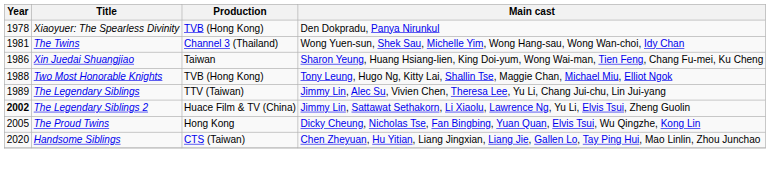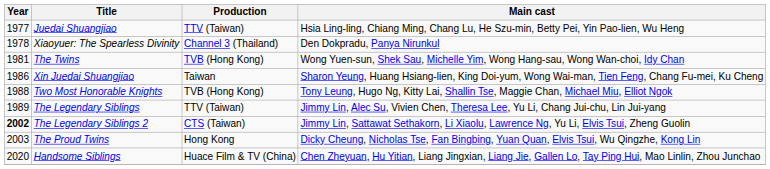+ row: (75, 28)
(224, 28) TVB (Hong Kong) -> (231, 44) Channel 3 (Thailand)
(231, 44) Channel 3 (Thailand) -> (224, 60) TVB (Hong Kong)
(240, 108) Huace Film & TV (China) -> (215, 124) CTS (Taiwan)
(18, 124) 2005 -> (18, 140) 2003
(215, 140) CTS (Taiwan) -> (240, 156) Huace Film & TV (China)
